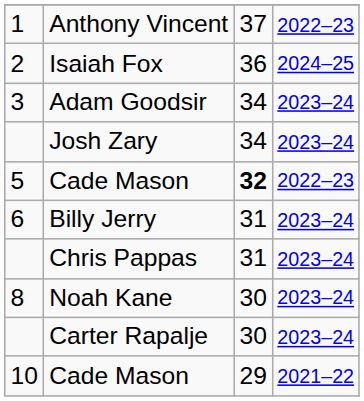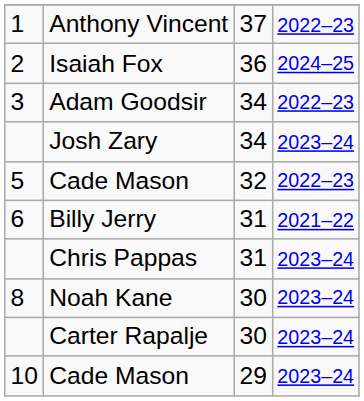(316, 102) 2023–24 -> (316, 102) 2022–23
(253, 180) bold -> (253, 180) normal
(316, 220) 2023–24 -> (316, 220) 2021–22
(316, 376) 2021–22 -> (316, 376) 2023–24
